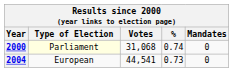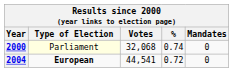(141, 47) 31,068 -> (141, 47) 32,068
(74, 60) normal -> (74, 60) bold
(174, 60) 0.73 -> (174, 60) 0.72
